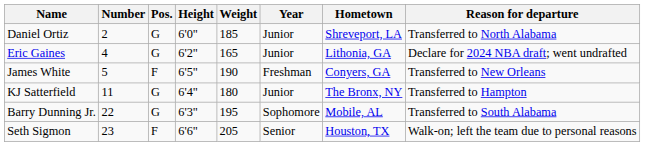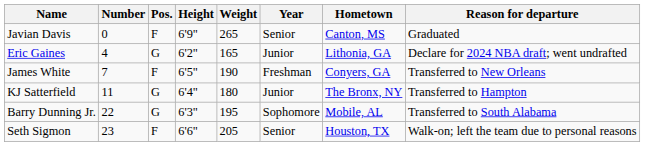+ row: (39, 33)
- row: (38, 33)
(105, 72) 5 -> (105, 72) 7
